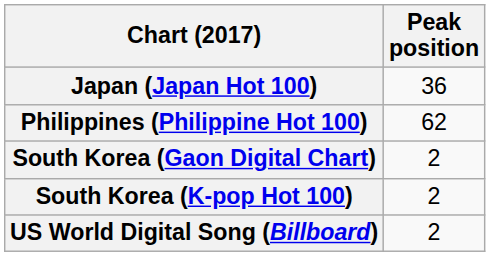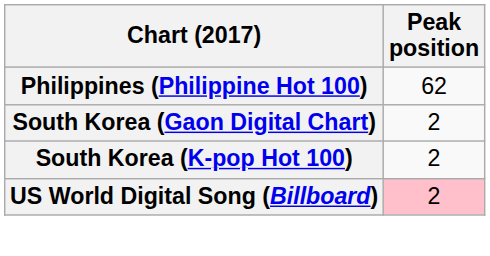- row: (194, 85)
(434, 232) no background -> (434, 196) pink background
